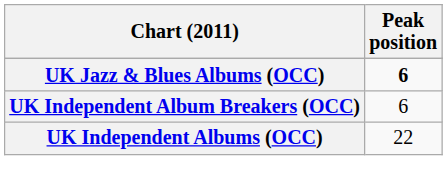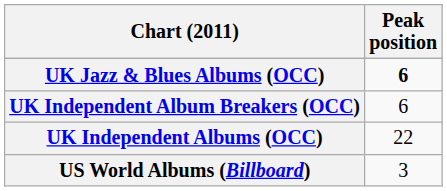+ row: (185, 169)
